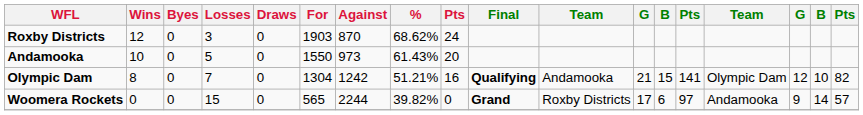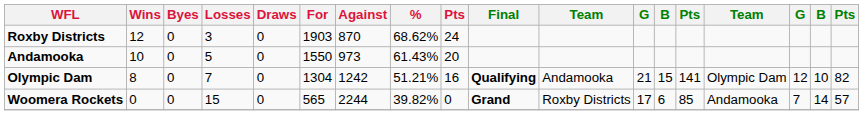(686, 99) 97 -> (686, 99) 85
(796, 99) 9 -> (796, 99) 7
